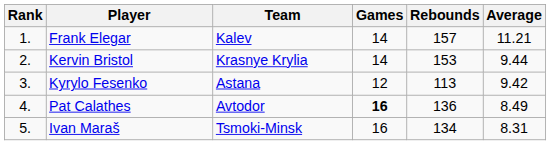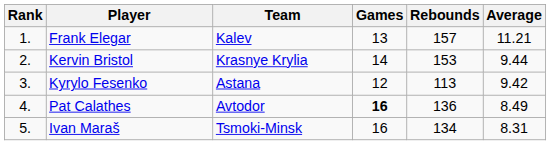(380, 38) 14 -> (380, 38) 13
